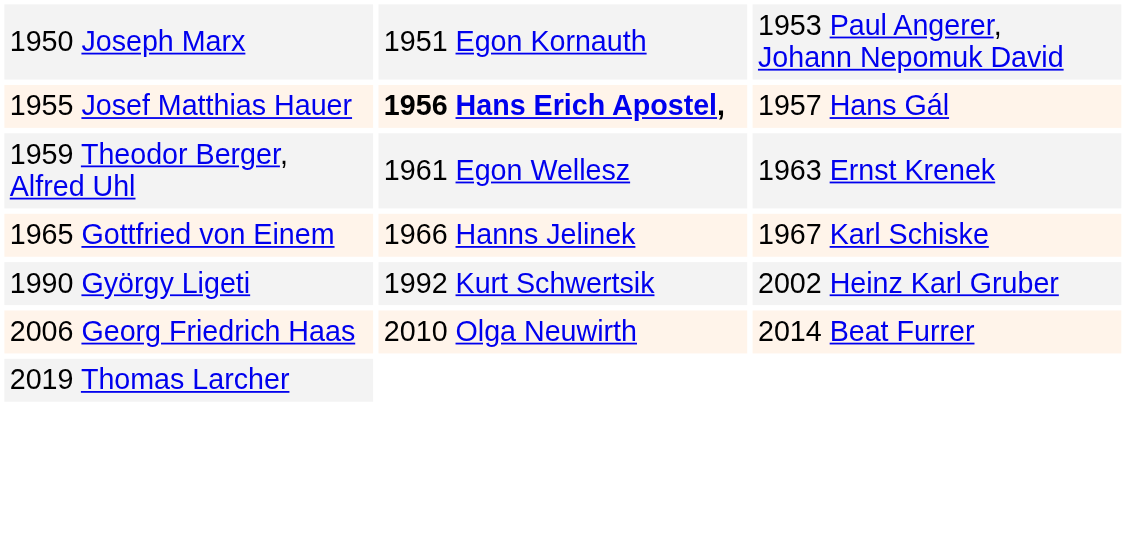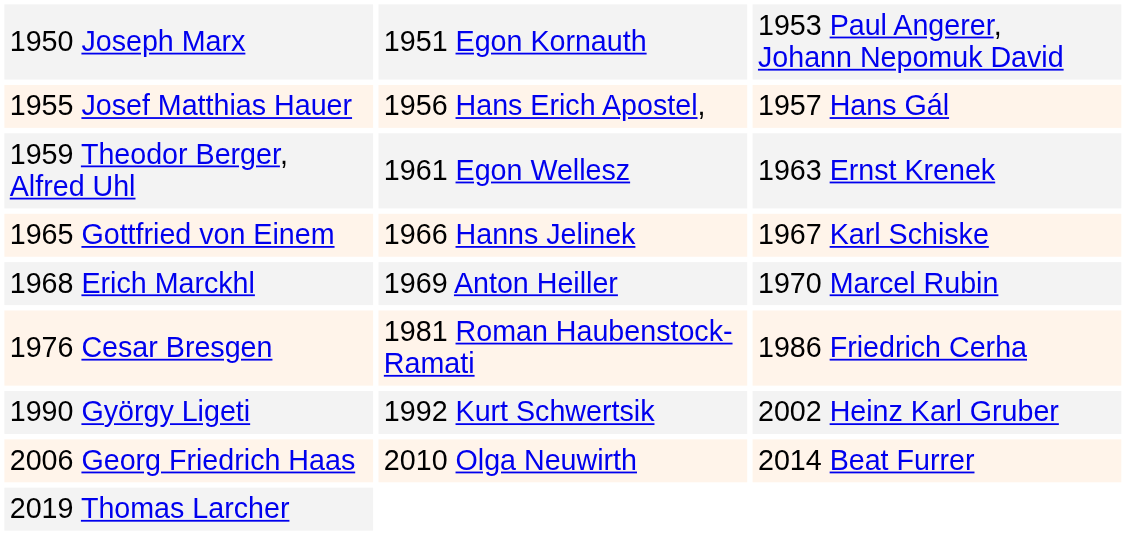(554, 106) bold -> (545, 106) normal
+ row: (132, 283)
+ row: (141, 347)
